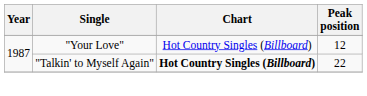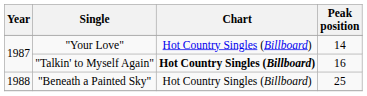(340, 44) 12 -> (340, 44) 14
(340, 63) 22 -> (340, 63) 16
+ row: (95, 81)
